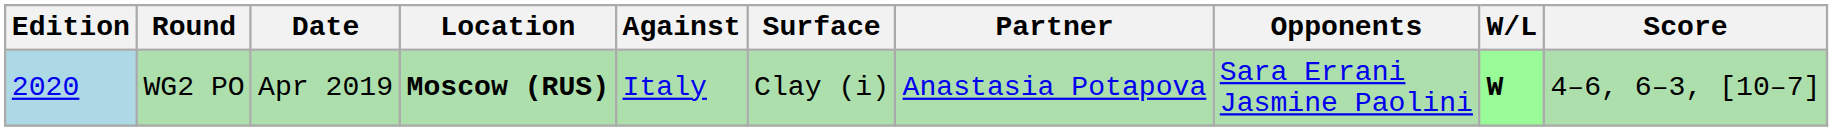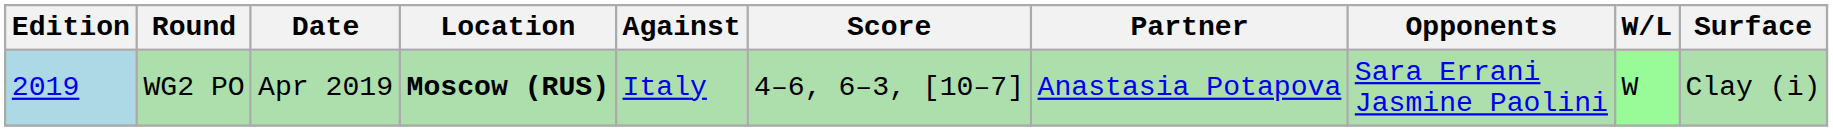columns swapped: (822, 27) <-> (1685, 27)
(46, 87) 2020 -> (46, 87) 2019
(1495, 87) bold -> (1630, 87) normal
